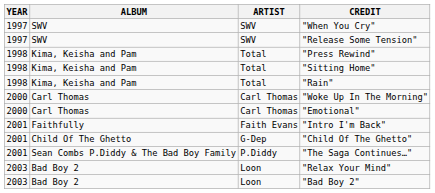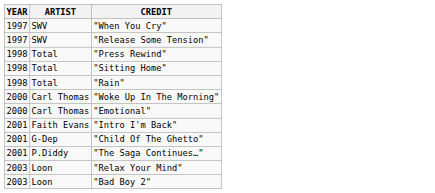- column: (134, 11)
